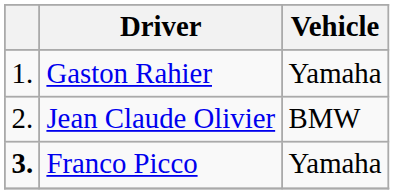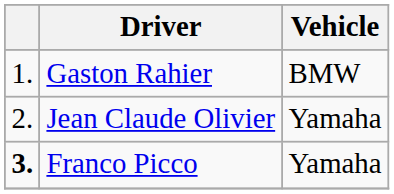(335, 73) Yamaha -> (324, 73) BMW
(324, 118) BMW -> (335, 118) Yamaha
